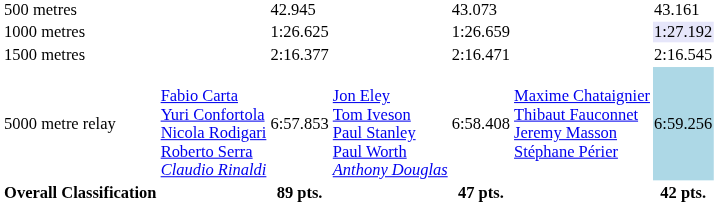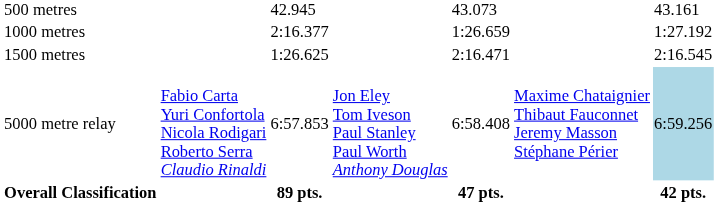(300, 32) 1:26.625 -> (300, 32) 2:16.377
(683, 32) lavender background -> (683, 32) no background
(300, 54) 2:16.377 -> (300, 54) 1:26.625
